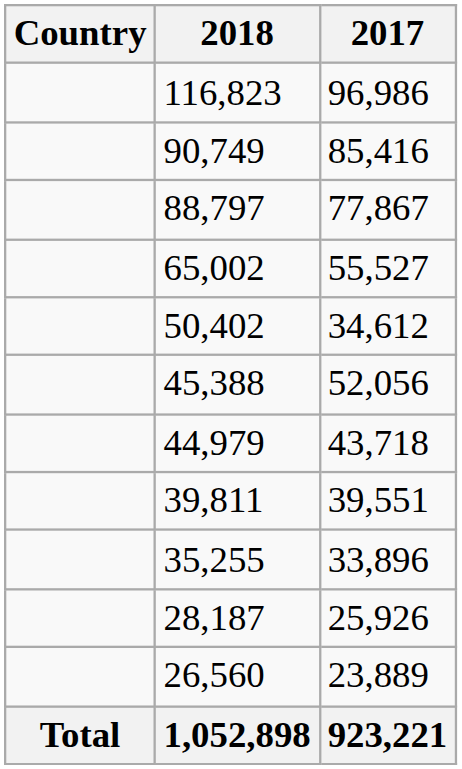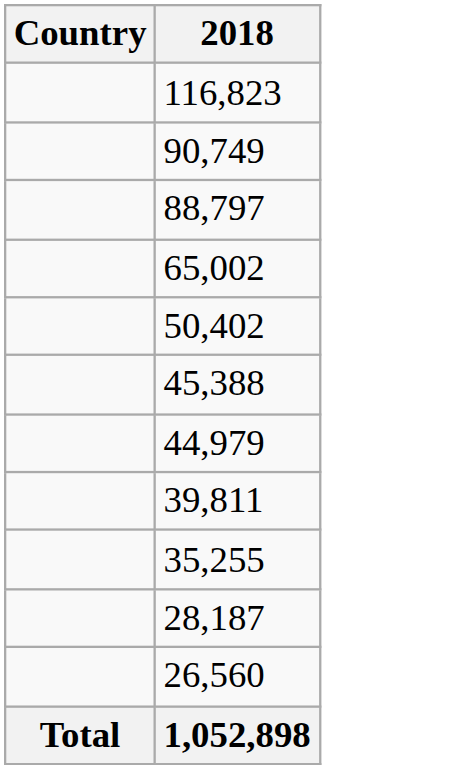- column: (387, 33)
